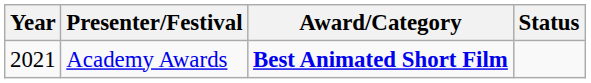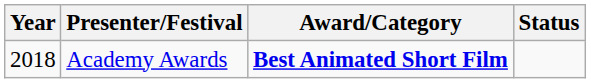(33, 58) 2021 -> (33, 58) 2018
